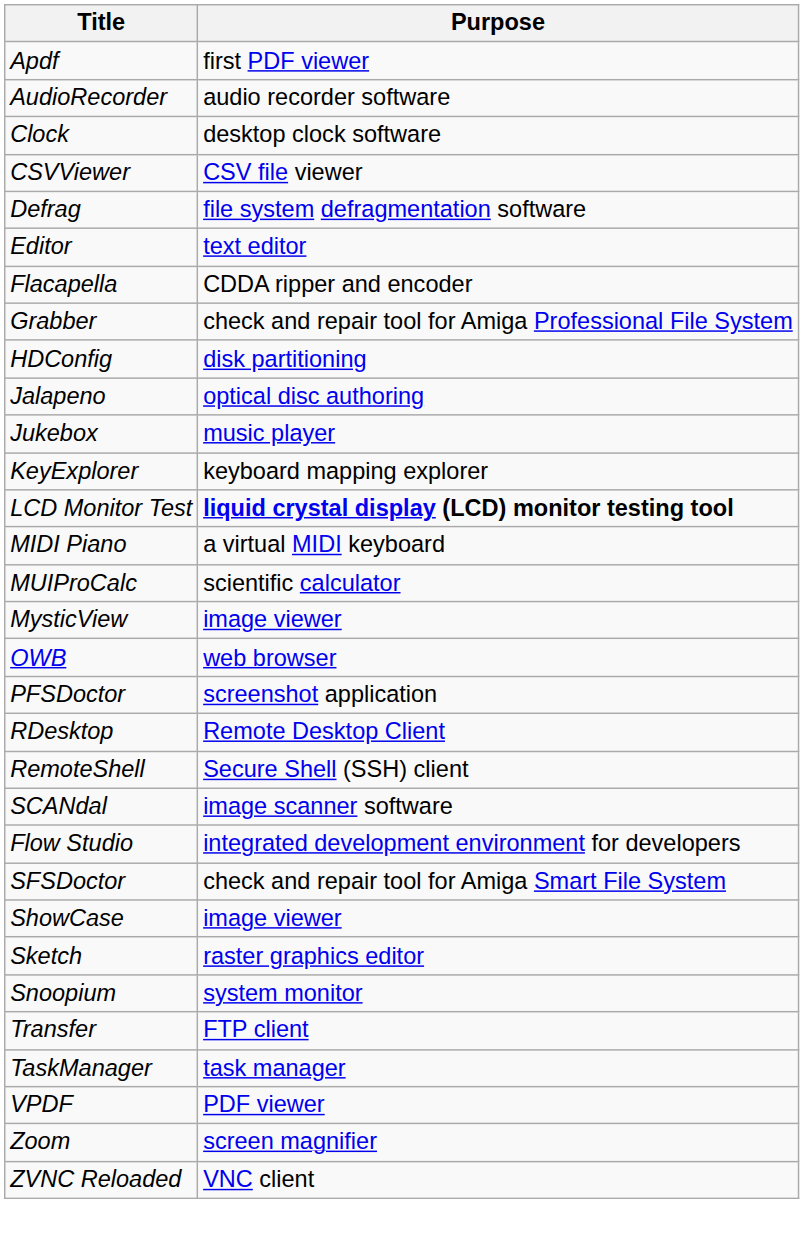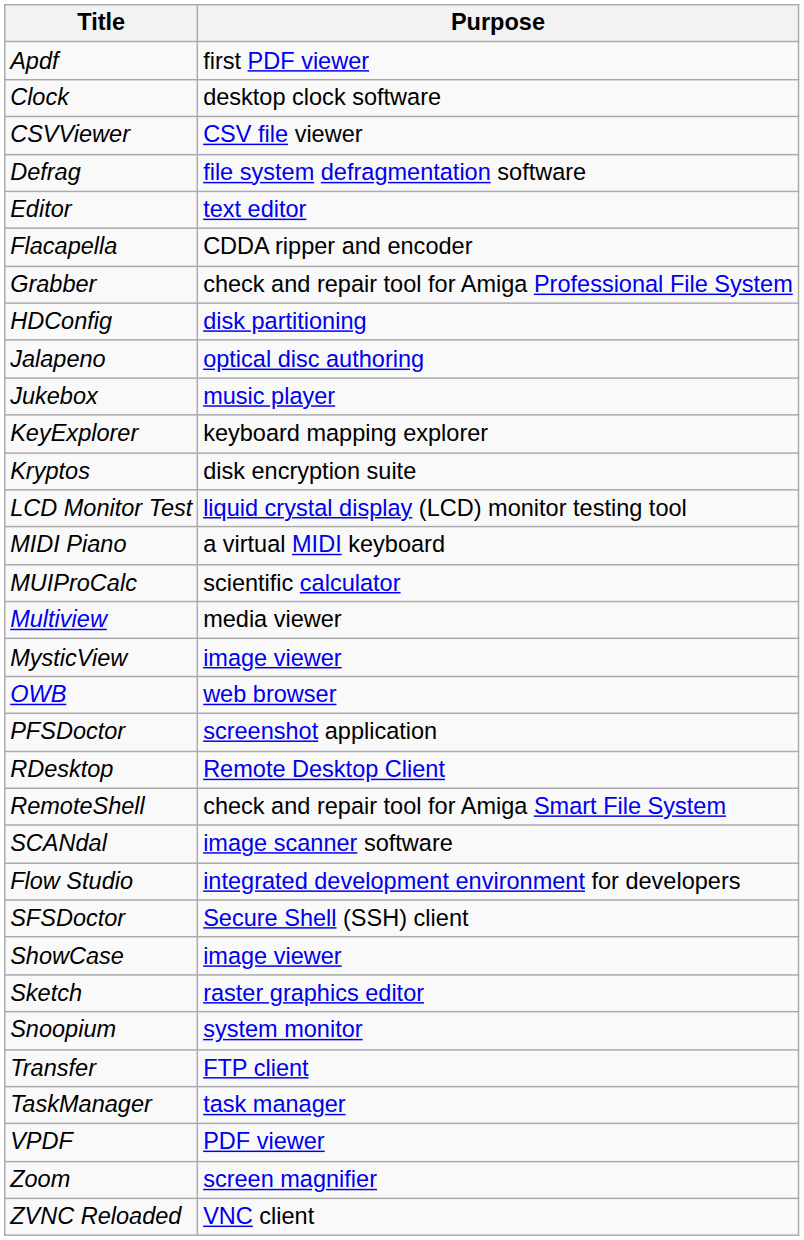- row: (89, 97)
+ row: (50, 470)
(468, 508) bold -> (445, 508) normal
+ row: (59, 619)
(336, 769) Secure Shell (SSH) client -> (465, 806) check and repair tool for Amiga Smart File System
(465, 881) check and repair tool for Amiga Smart File System -> (336, 918) Secure Shell (SSH) client
